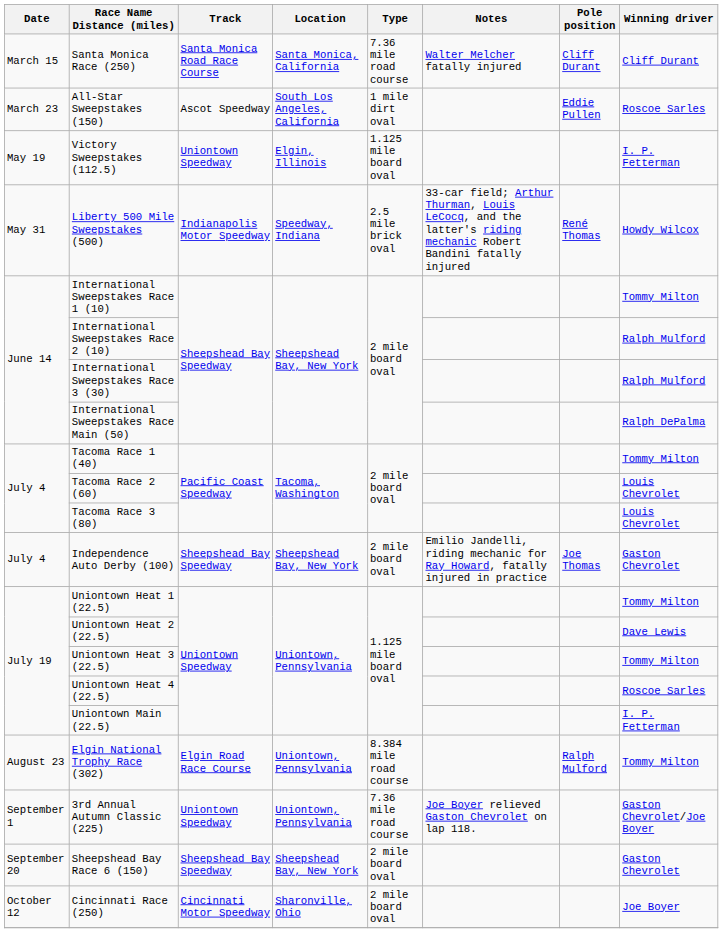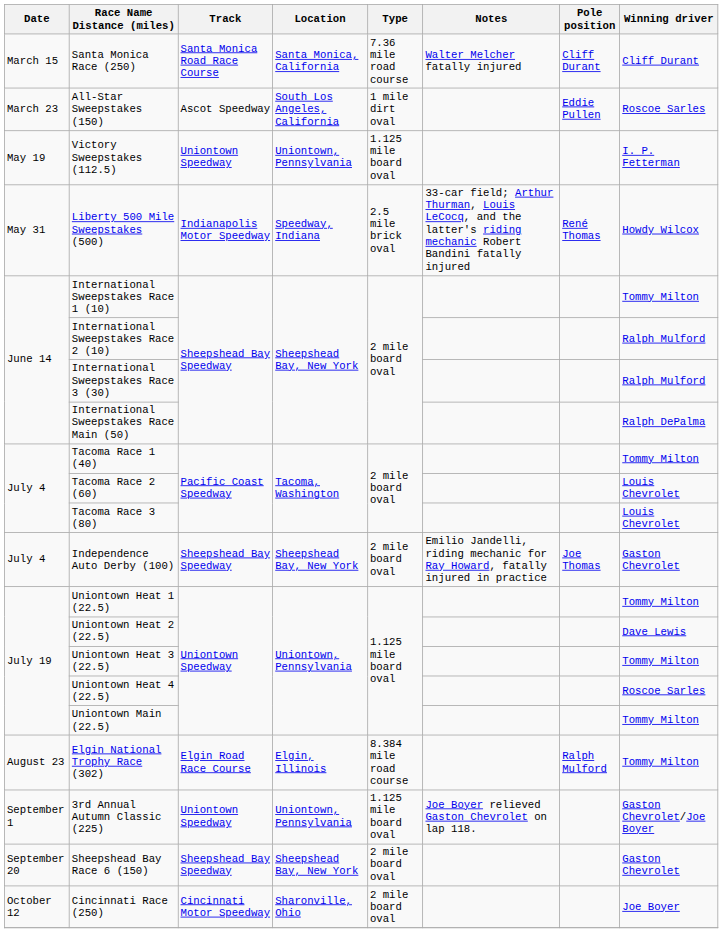(301, 157) Elgin, Illinois -> (314, 157) Uniontown, Pennsylvania
(651, 721) I. P. Fetterman -> (661, 721) Tommy Milton
(314, 762) Uniontown, Pennsylvania -> (301, 762) Elgin, Illinois
(389, 817) 7.36 mile road course -> (386, 817) 1.125 mile board oval
